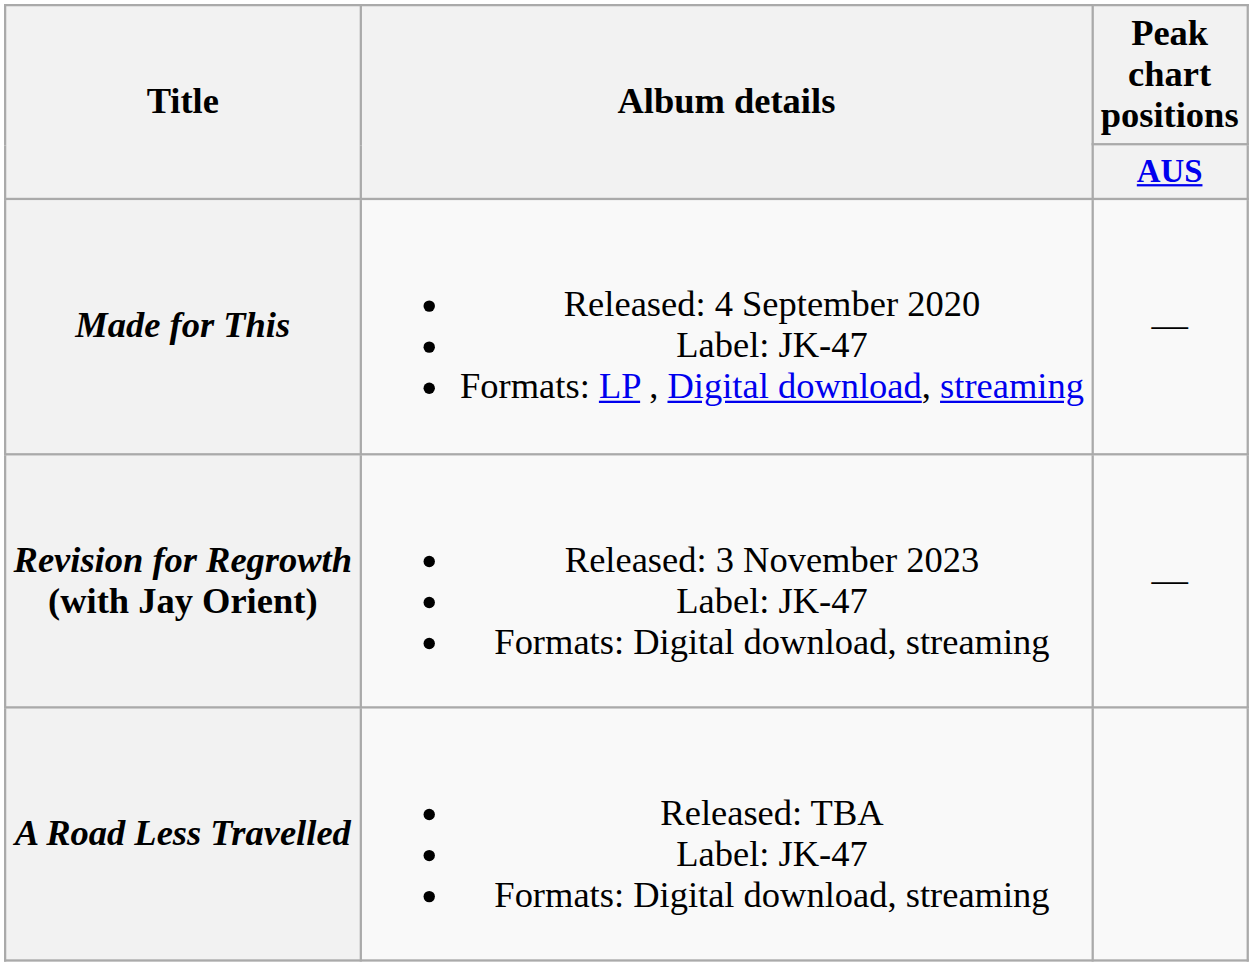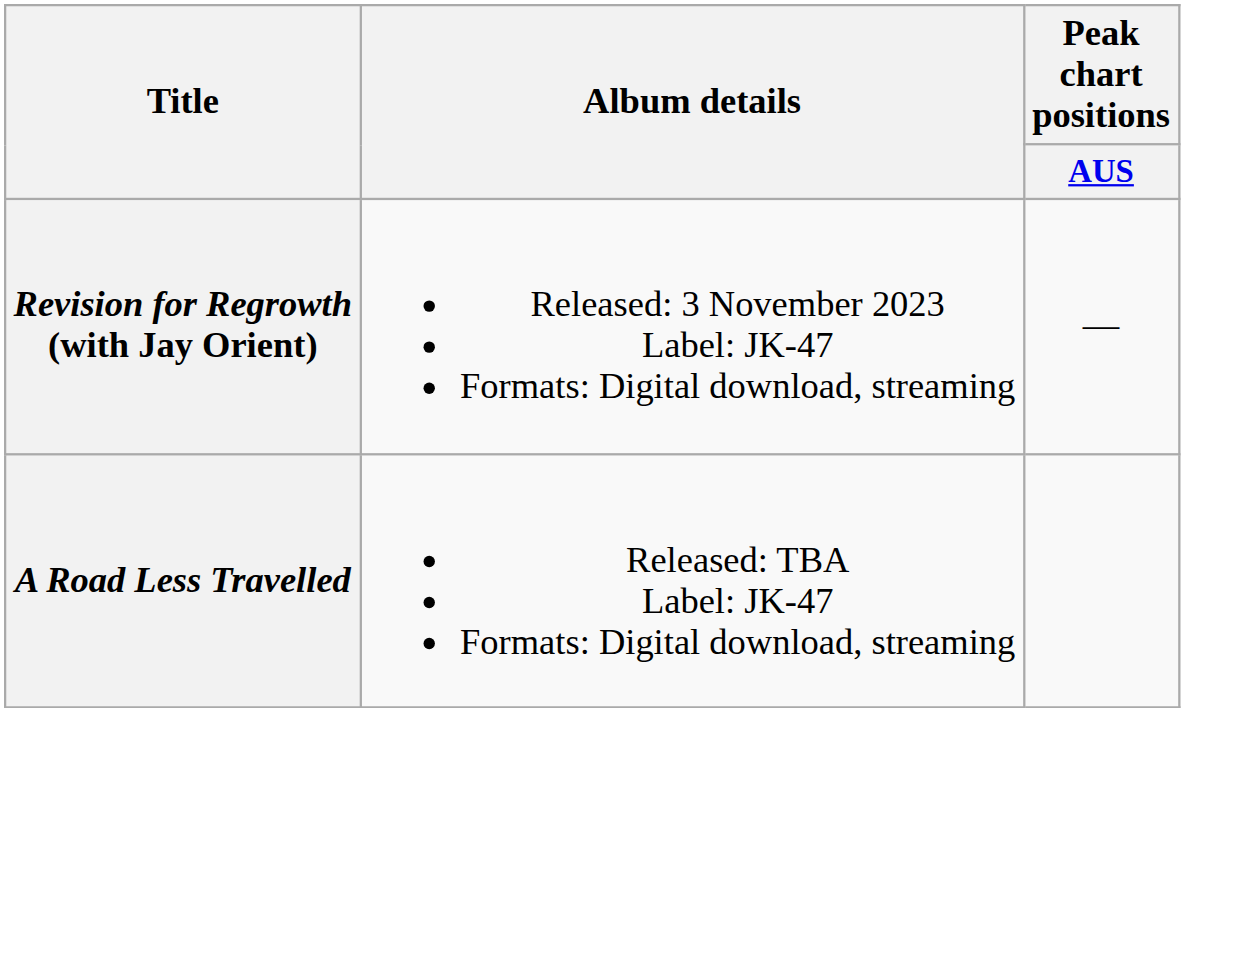- row: (183, 325)
